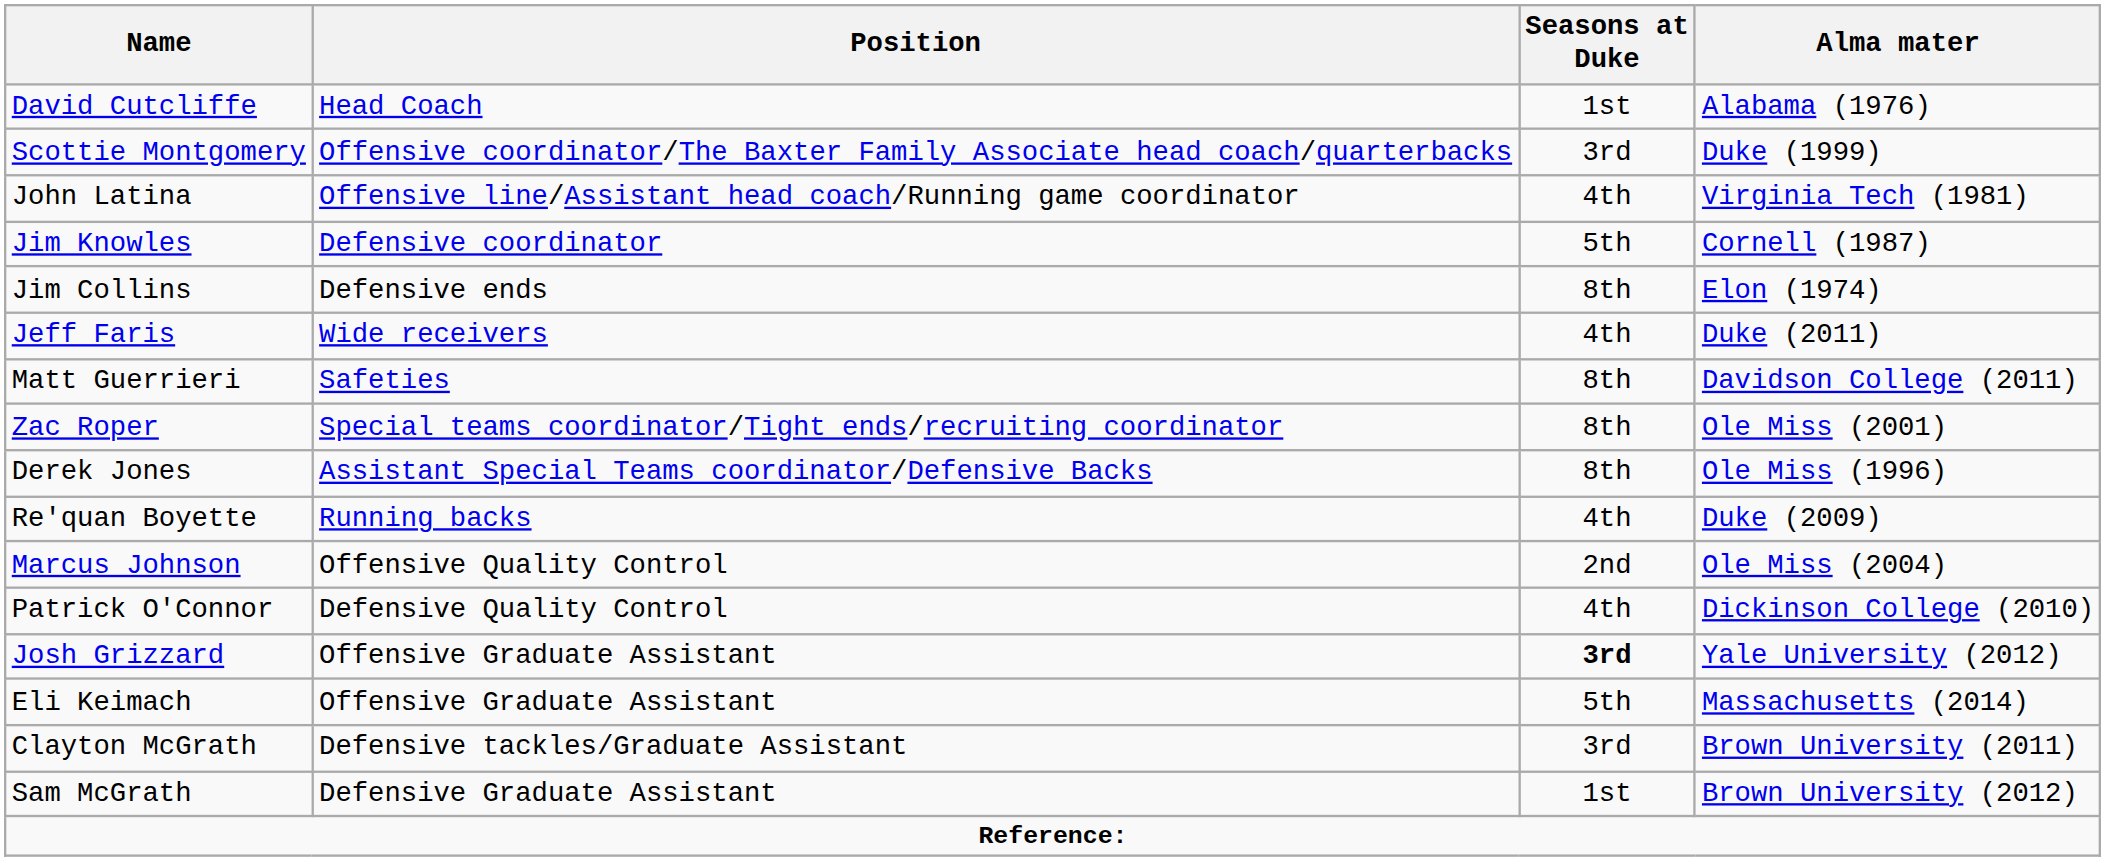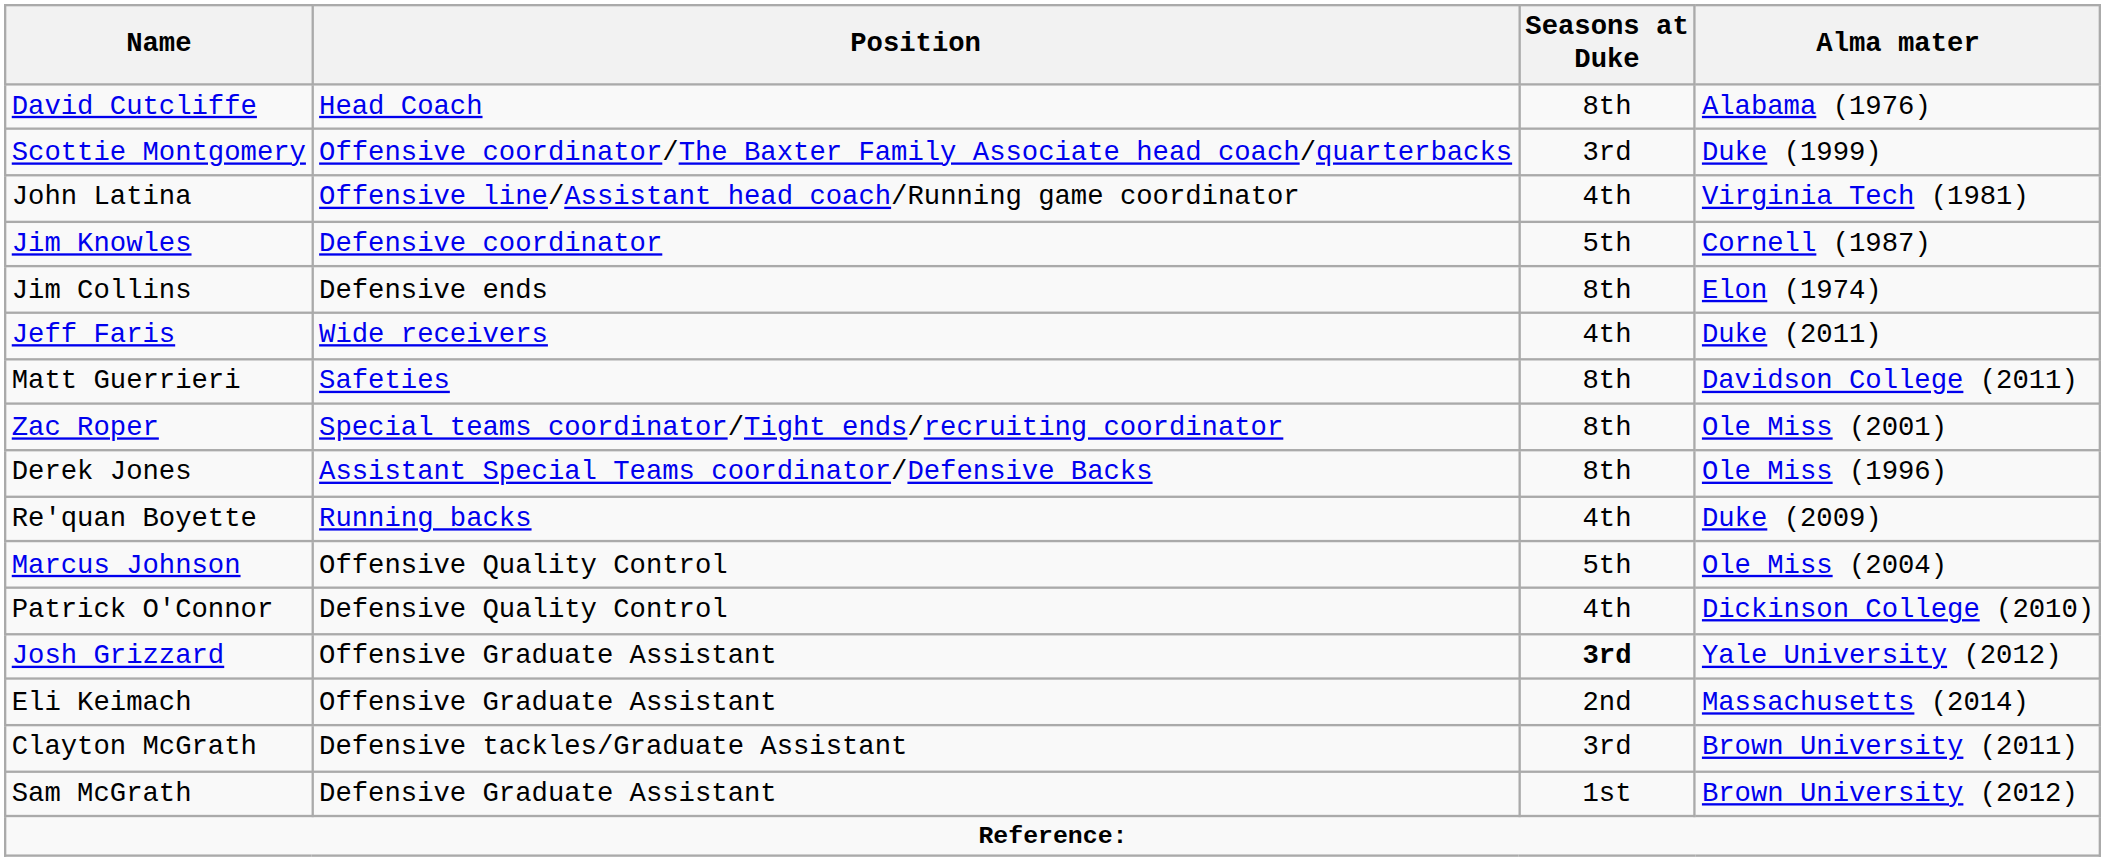(1607, 106) 1st -> (1607, 106) 8th
(1607, 564) 2nd -> (1607, 564) 5th
(1607, 702) 5th -> (1607, 702) 2nd
